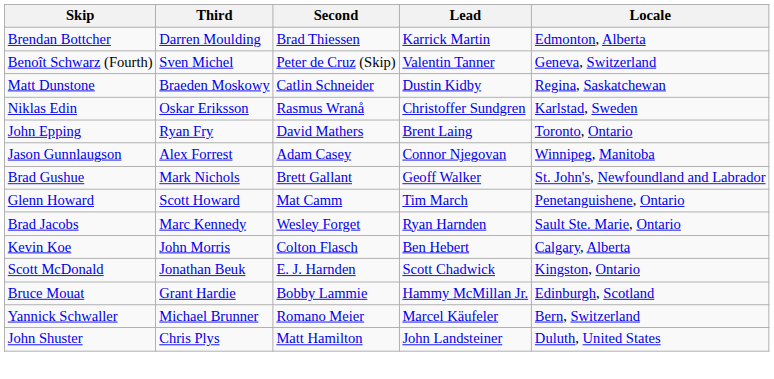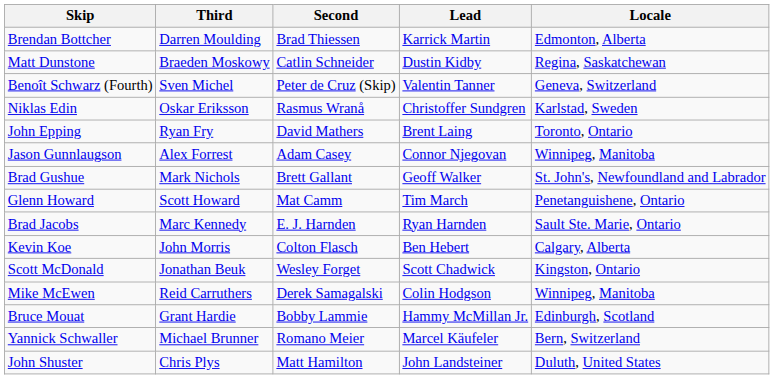rows swapped: (80, 62) <-> (51, 85)
(318, 223) Wesley Forget -> (316, 223) E. J. Harnden
(316, 270) E. J. Harnden -> (318, 270) Wesley Forget
+ row: (51, 293)
